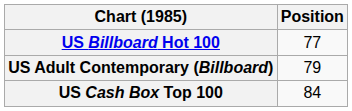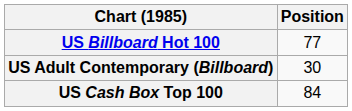(312, 67) 79 -> (312, 67) 30
